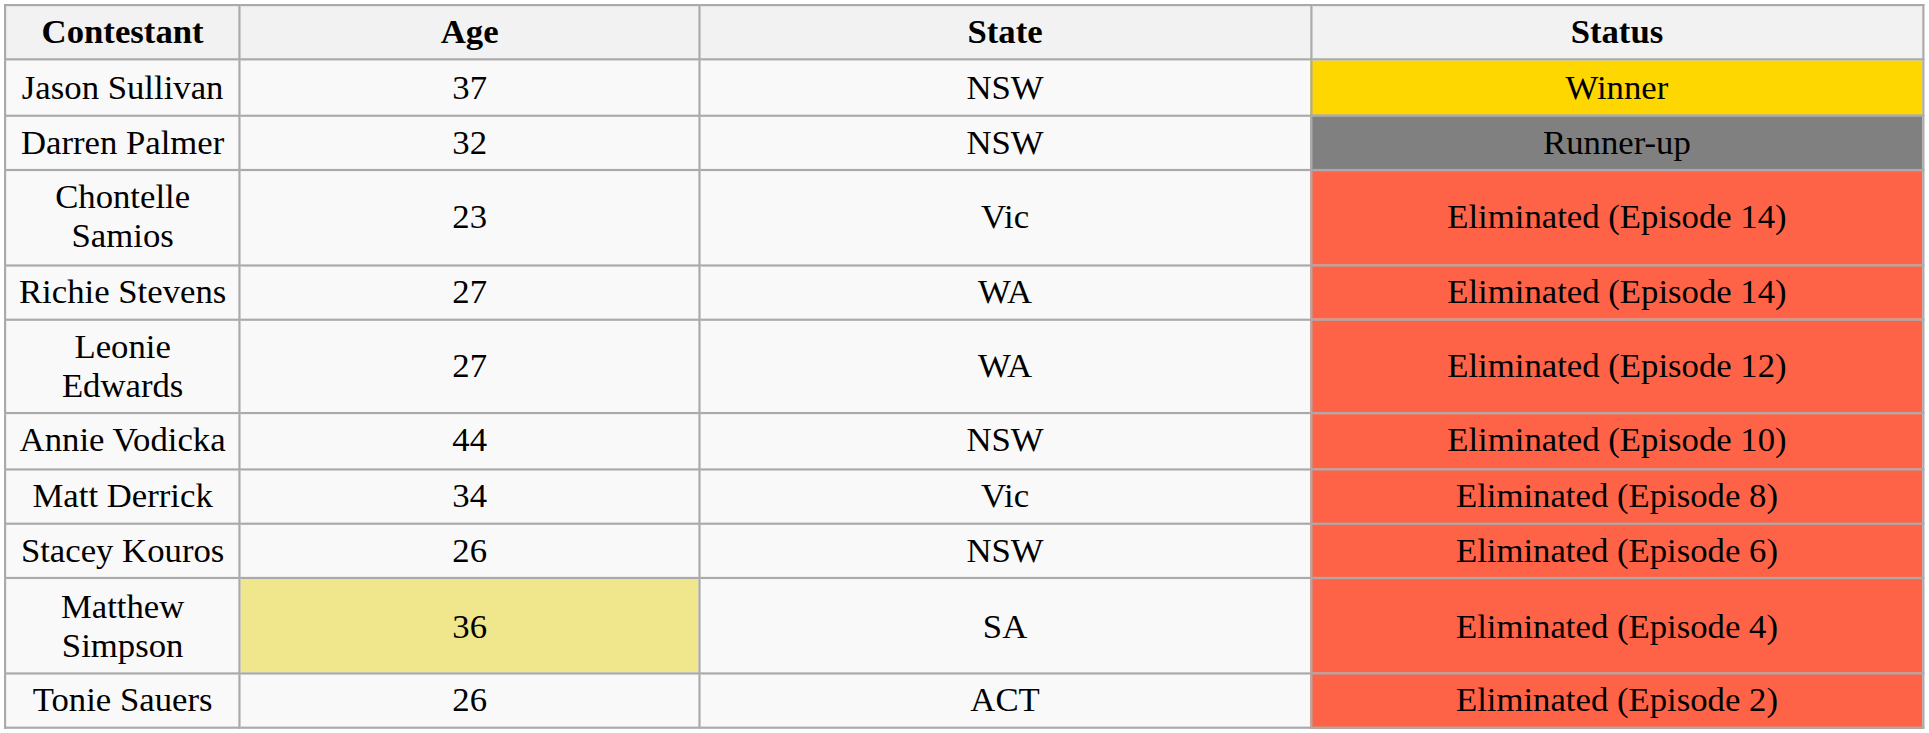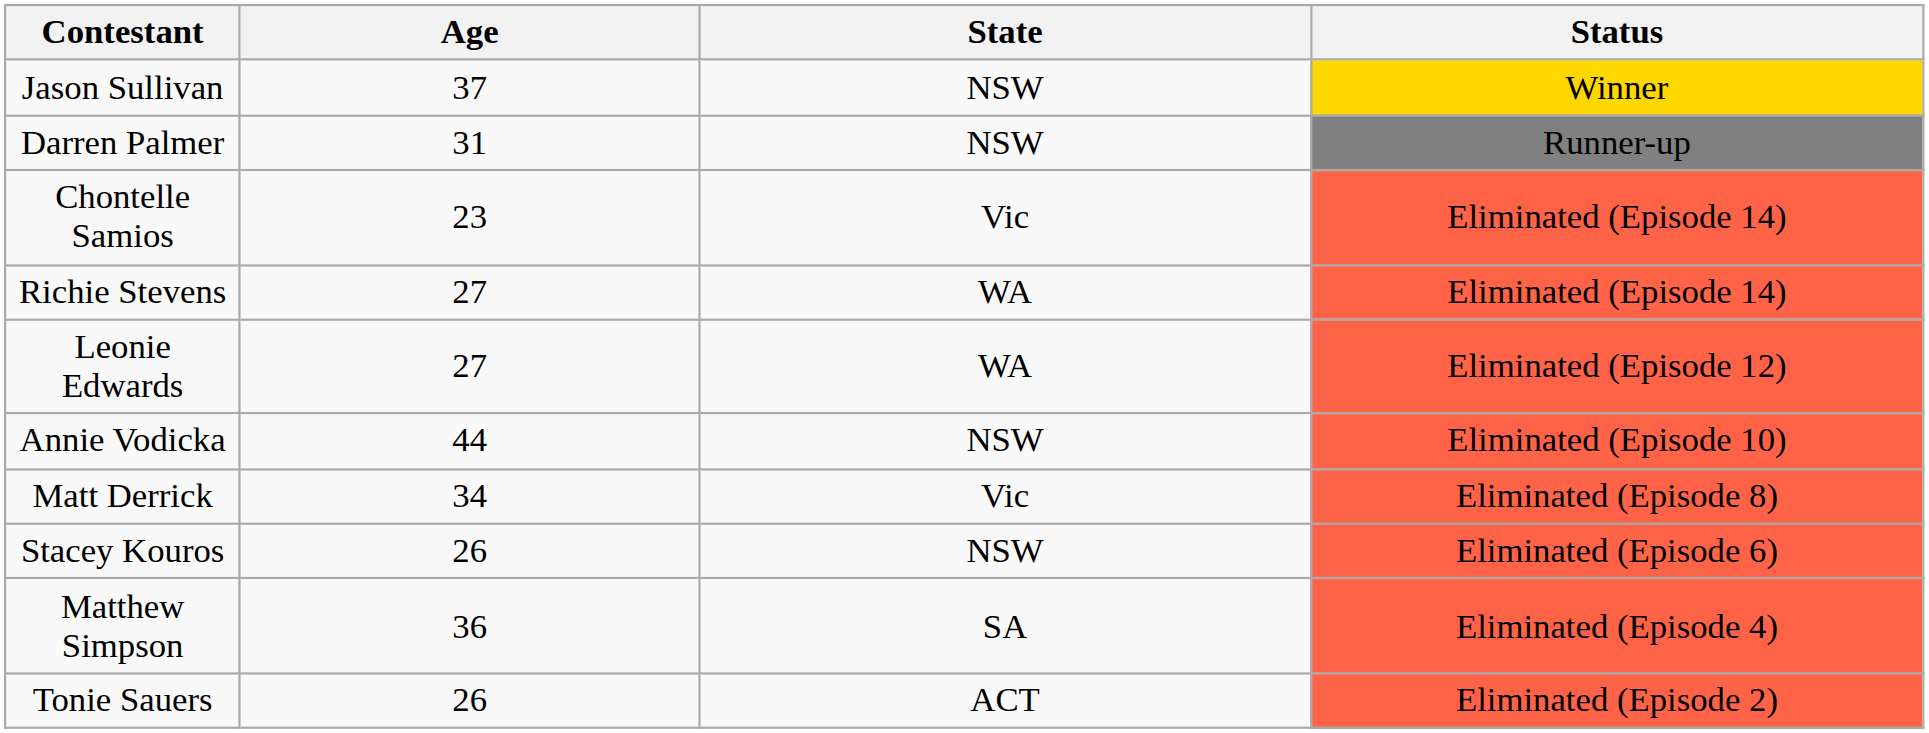(470, 142) 32 -> (470, 142) 31
(470, 625) khaki background -> (470, 625) no background
